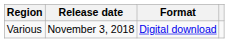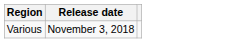- column: (178, 12)
